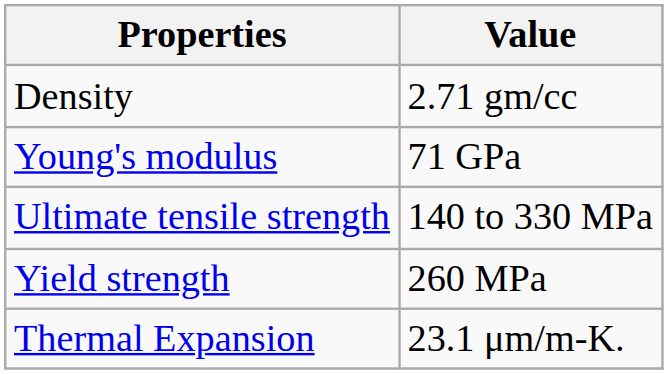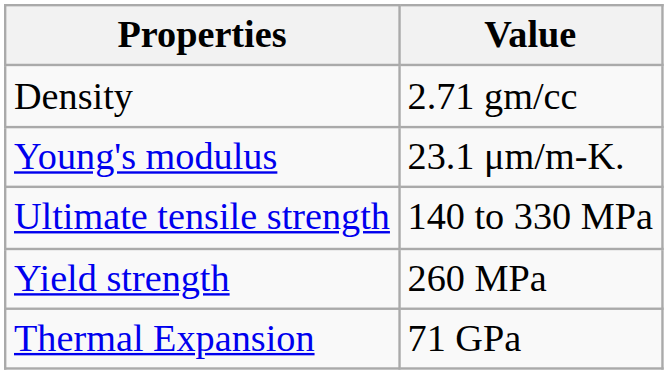(464, 156) 71 GPa -> (516, 156) 23.1 μm/m-K.
(516, 338) 23.1 μm/m-K. -> (464, 338) 71 GPa
